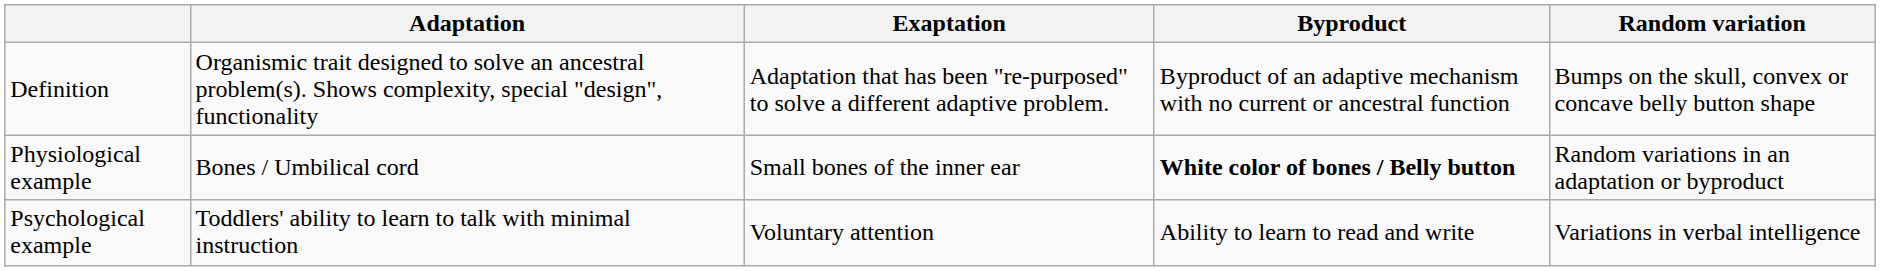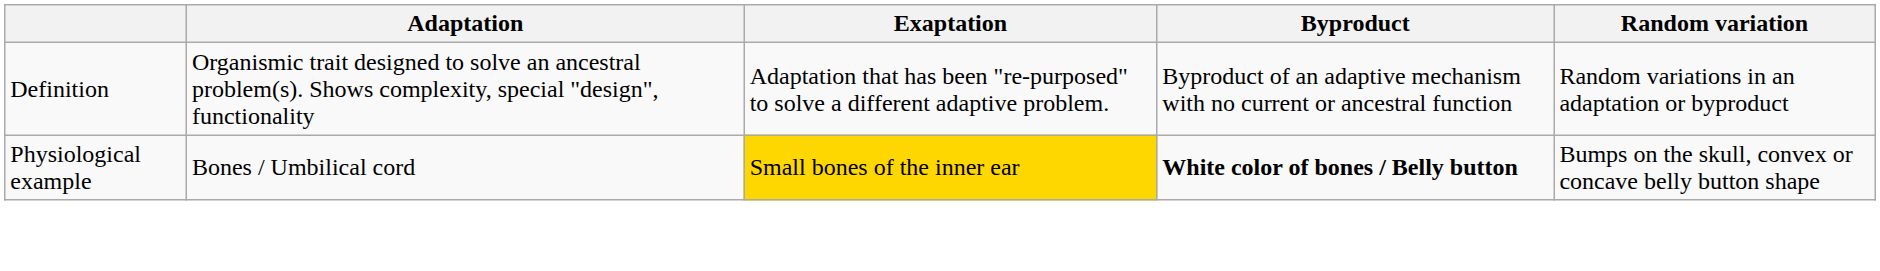(1701, 88) Bumps on the skull, convex or concave belly button shape -> (1677, 88) Random variations in an adaptation or byproduct
(885, 167) no background -> (885, 167) gold background
(1672, 167) Random variations in an adaptation or byproduct -> (1706, 167) Bumps on the skull, convex or concave belly button shape
- row: (78, 232)
